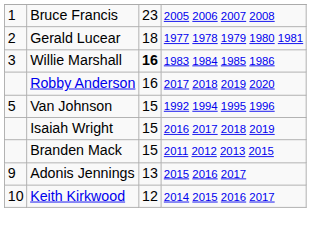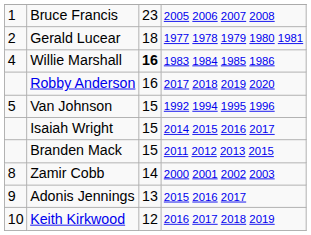(12, 60) 3 -> (12, 60) 4
(219, 129) 2016 2017 2018 2019 -> (219, 129) 2014 2015 2016 2017
+ row: (67, 173)
(219, 196) 2014 2015 2016 2017 -> (219, 219) 2016 2017 2018 2019
